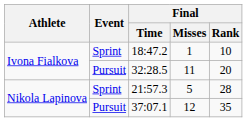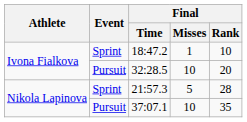(190, 70) 11 -> (190, 70) 10
(190, 107) 12 -> (190, 107) 10
